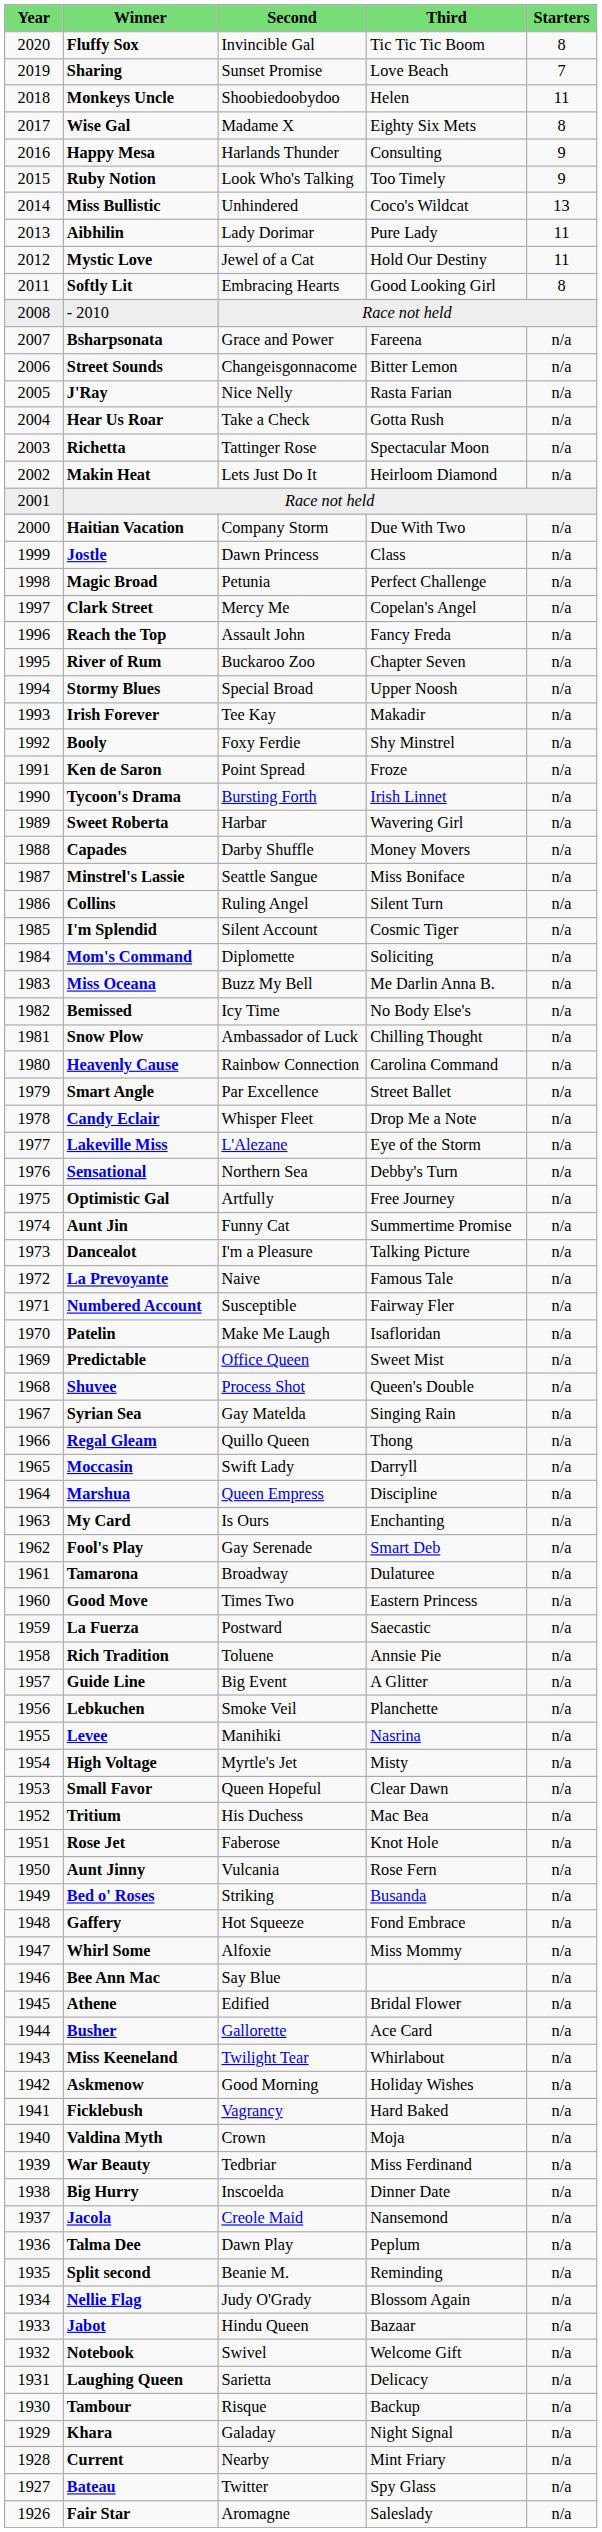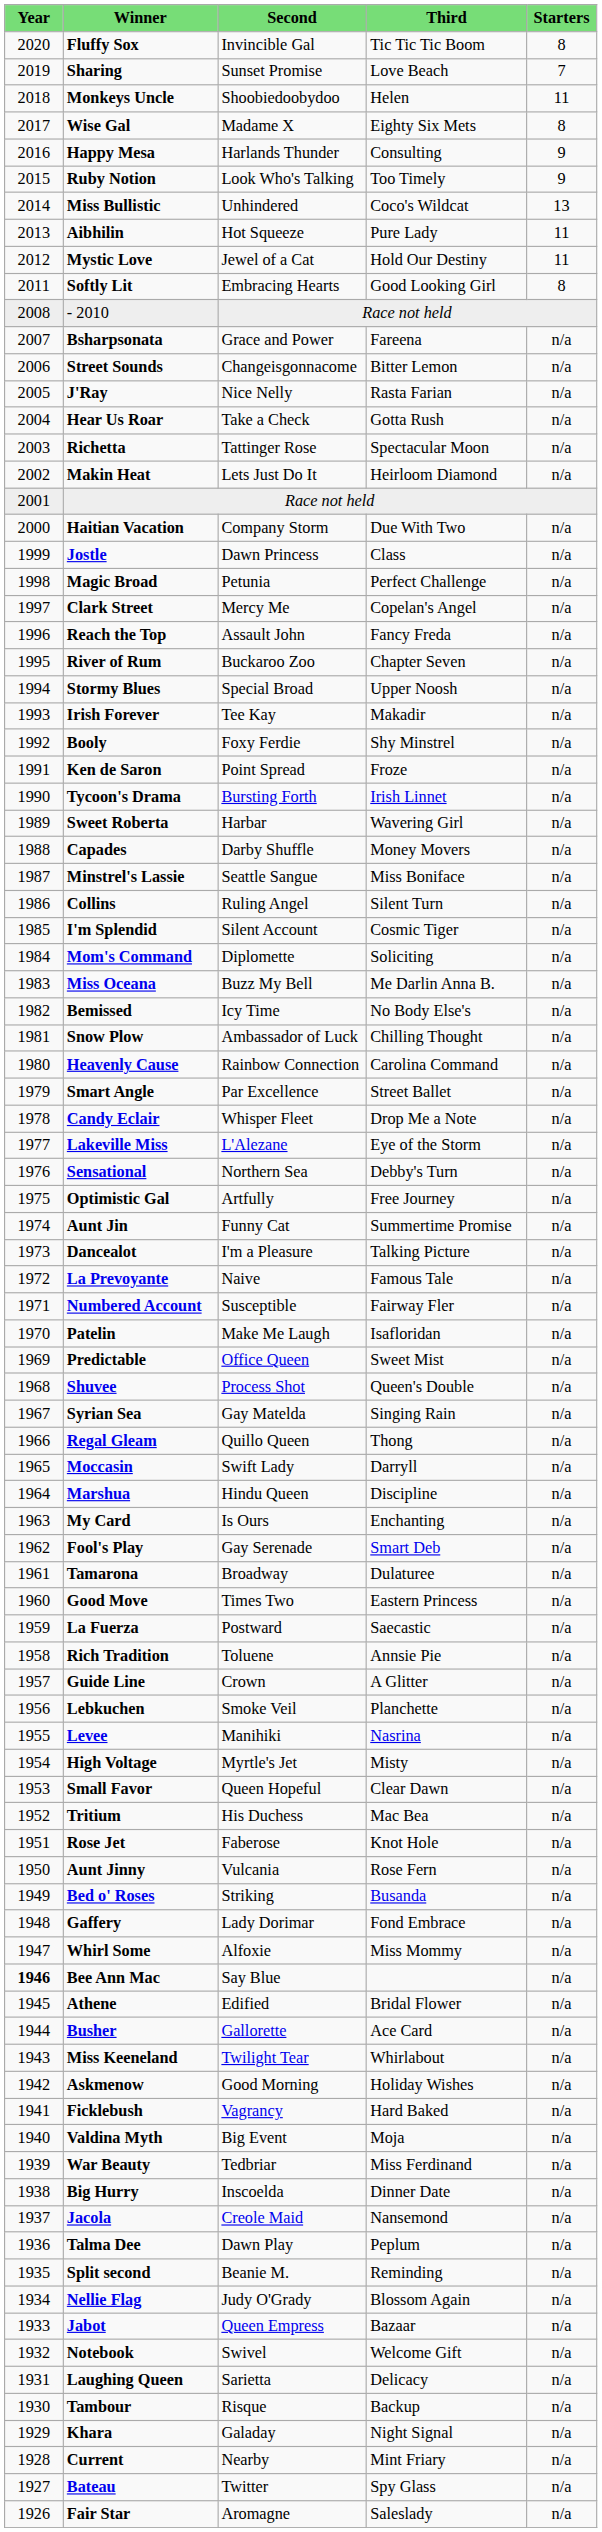(268, 233) Lady Dorimar -> (263, 233) Hot Squeeze
(273, 1494) Queen Empress -> (265, 1494) Hindu Queen
(254, 1682) Big Event -> (244, 1682) Crown
(263, 1923) Hot Squeeze -> (268, 1923) Lady Dorimar
(34, 1977) normal -> (34, 1977) bold
(244, 2138) Crown -> (254, 2138) Big Event
(265, 2326) Hindu Queen -> (273, 2326) Queen Empress
